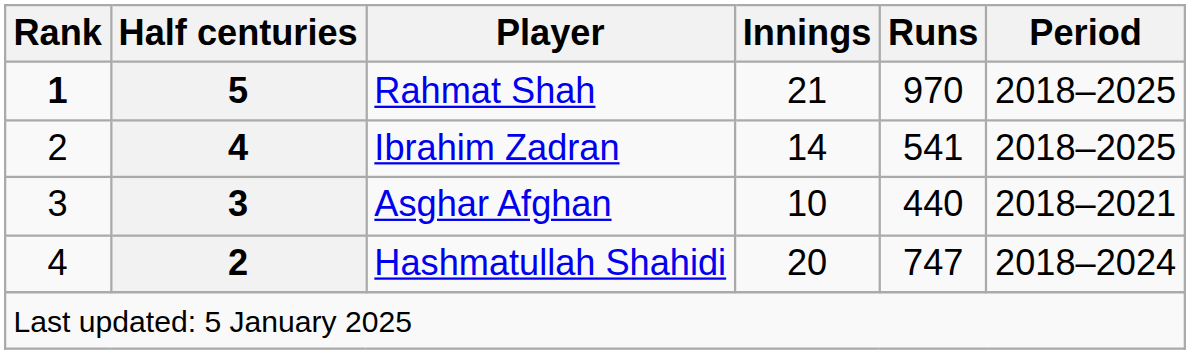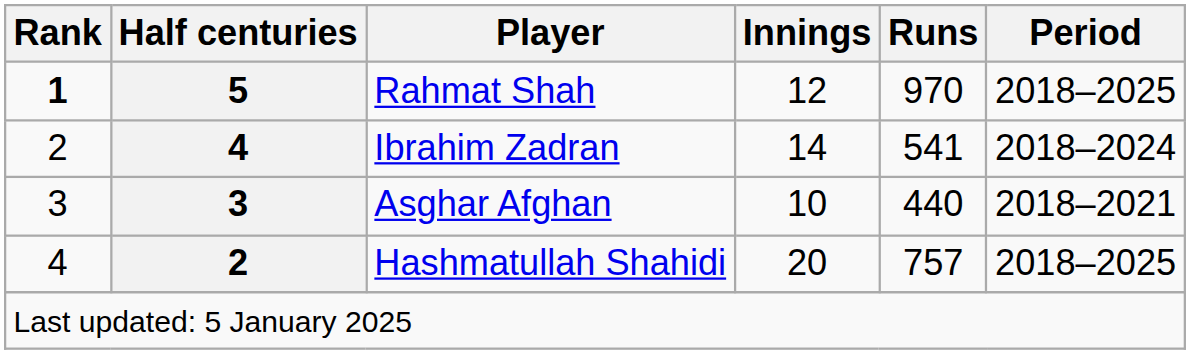(807, 90) 21 -> (807, 90) 12
(1086, 147) 2018–2025 -> (1086, 147) 2018–2024
(933, 262) 747 -> (933, 262) 757
(1086, 262) 2018–2024 -> (1086, 262) 2018–2025
